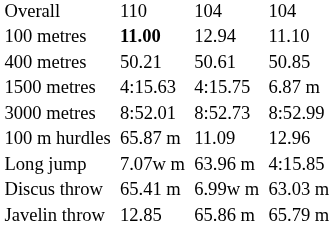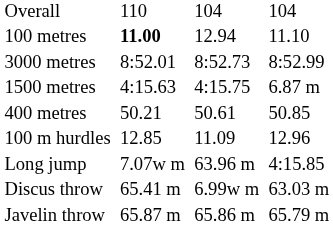rows swapped: (45, 61) <-> (50, 112)
(150, 138) 65.87 m -> (141, 138) 12.85
(141, 214) 12.85 -> (150, 214) 65.87 m
